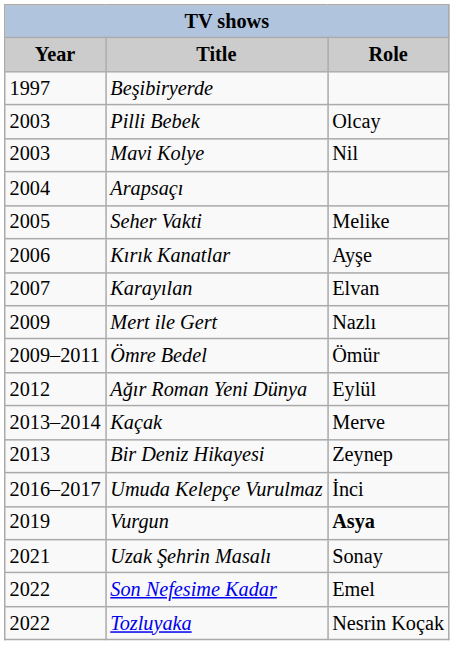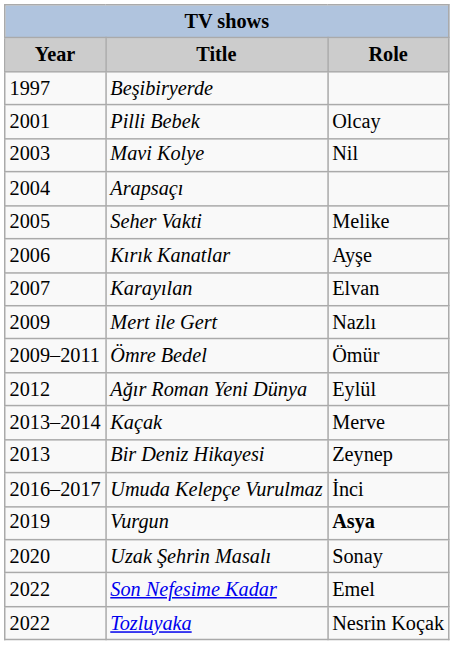(30, 121) 2003 -> (30, 121) 2001
(30, 555) 2021 -> (30, 555) 2020
